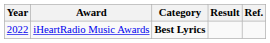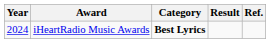(18, 30) 2022 -> (18, 30) 2024
